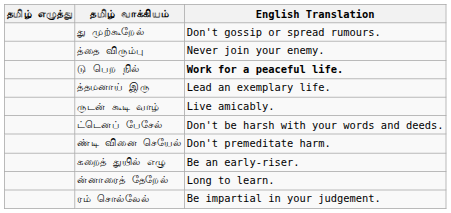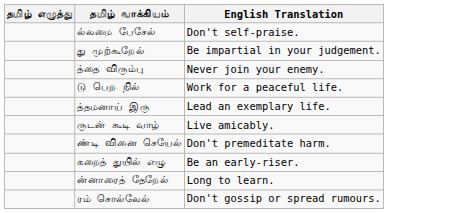+ row: (116, 31)
(284, 32) Don't gossip or spread rumours. -> (284, 51) Be impartial in your judgement.
(265, 69) bold -> (265, 88) normal
- row: (120, 124)
(284, 199) Be impartial in your judgement. -> (284, 199) Don't gossip or spread rumours.
